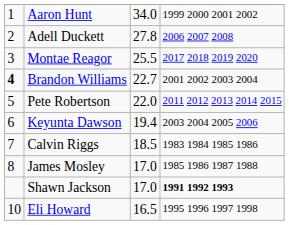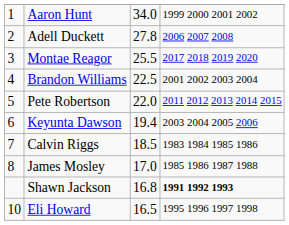(11, 79) bold -> (11, 79) normal
(145, 79) 22.7 -> (145, 79) 22.5
(145, 187) 17.0 -> (145, 187) 16.8
